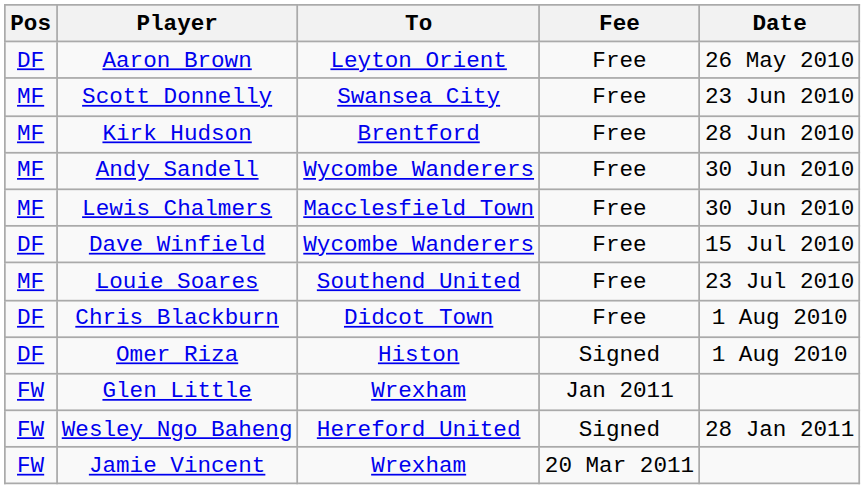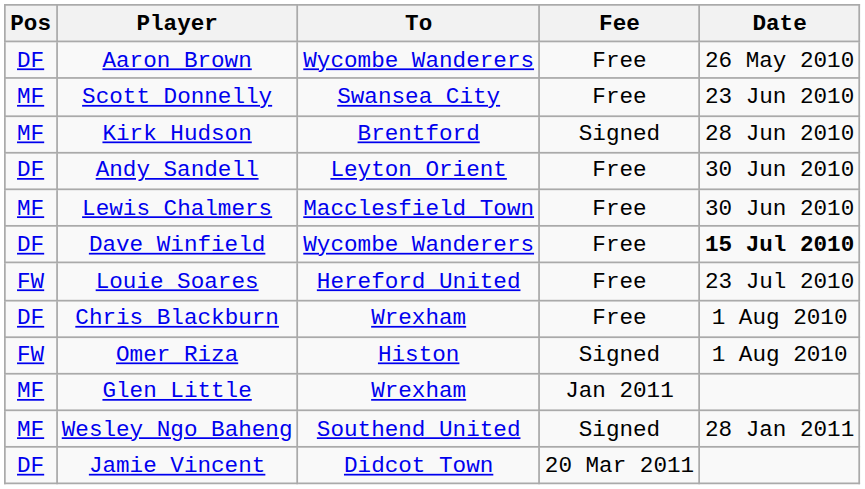(419, 60) Leyton Orient -> (419, 60) Wycombe Wanderers
(619, 134) Free -> (619, 134) Signed
(31, 171) MF -> (31, 171) DF
(419, 171) Wycombe Wanderers -> (419, 171) Leyton Orient
(780, 245) normal -> (780, 245) bold
(31, 281) MF -> (31, 281) FW
(419, 281) Southend United -> (419, 281) Hereford United
(419, 318) Didcot Town -> (419, 318) Wrexham
(31, 355) DF -> (31, 355) FW
(31, 392) FW -> (31, 392) MF
(31, 429) FW -> (31, 429) MF
(419, 429) Hereford United -> (419, 429) Southend United
(31, 466) FW -> (31, 466) DF
(419, 466) Wrexham -> (419, 466) Didcot Town
